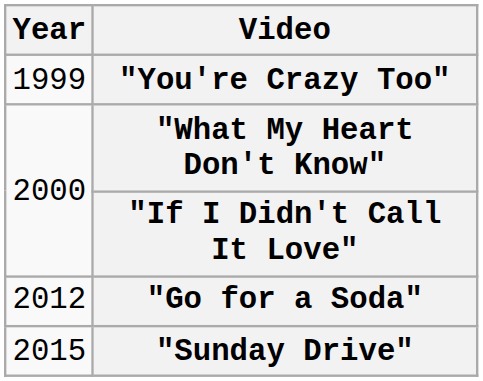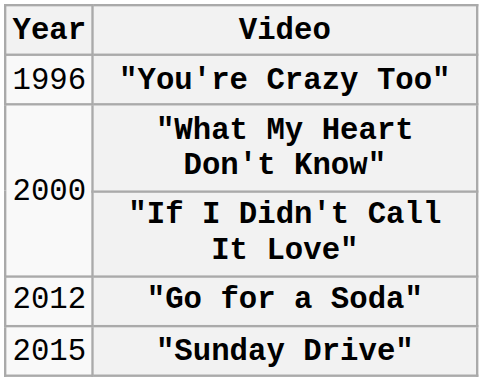(49, 80) 1999 -> (49, 80) 1996
